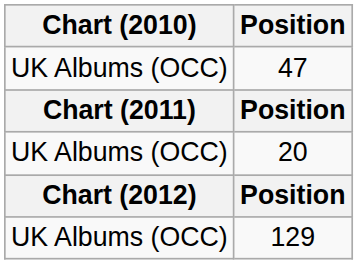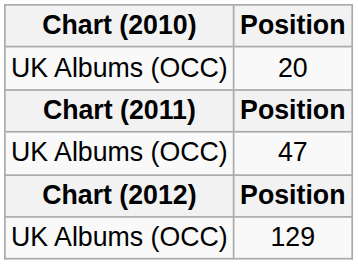rows swapped: (293, 152) <-> (293, 68)
